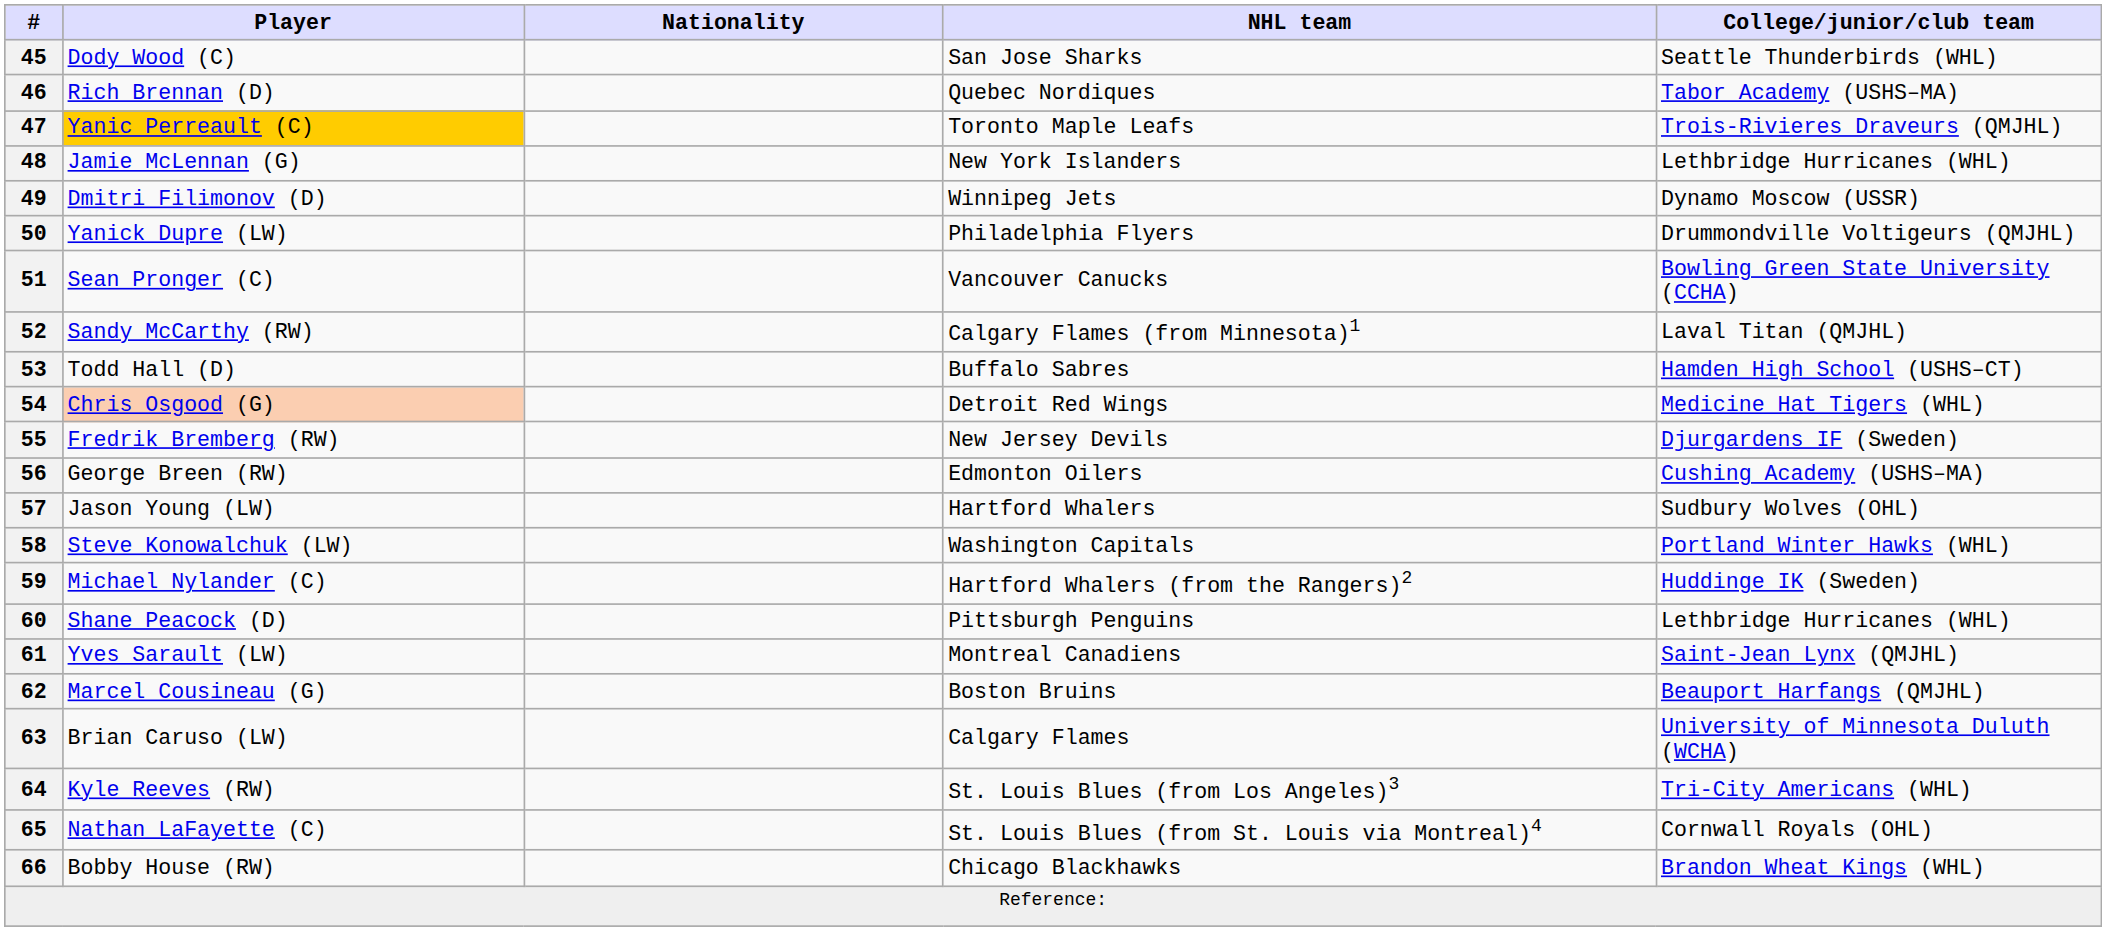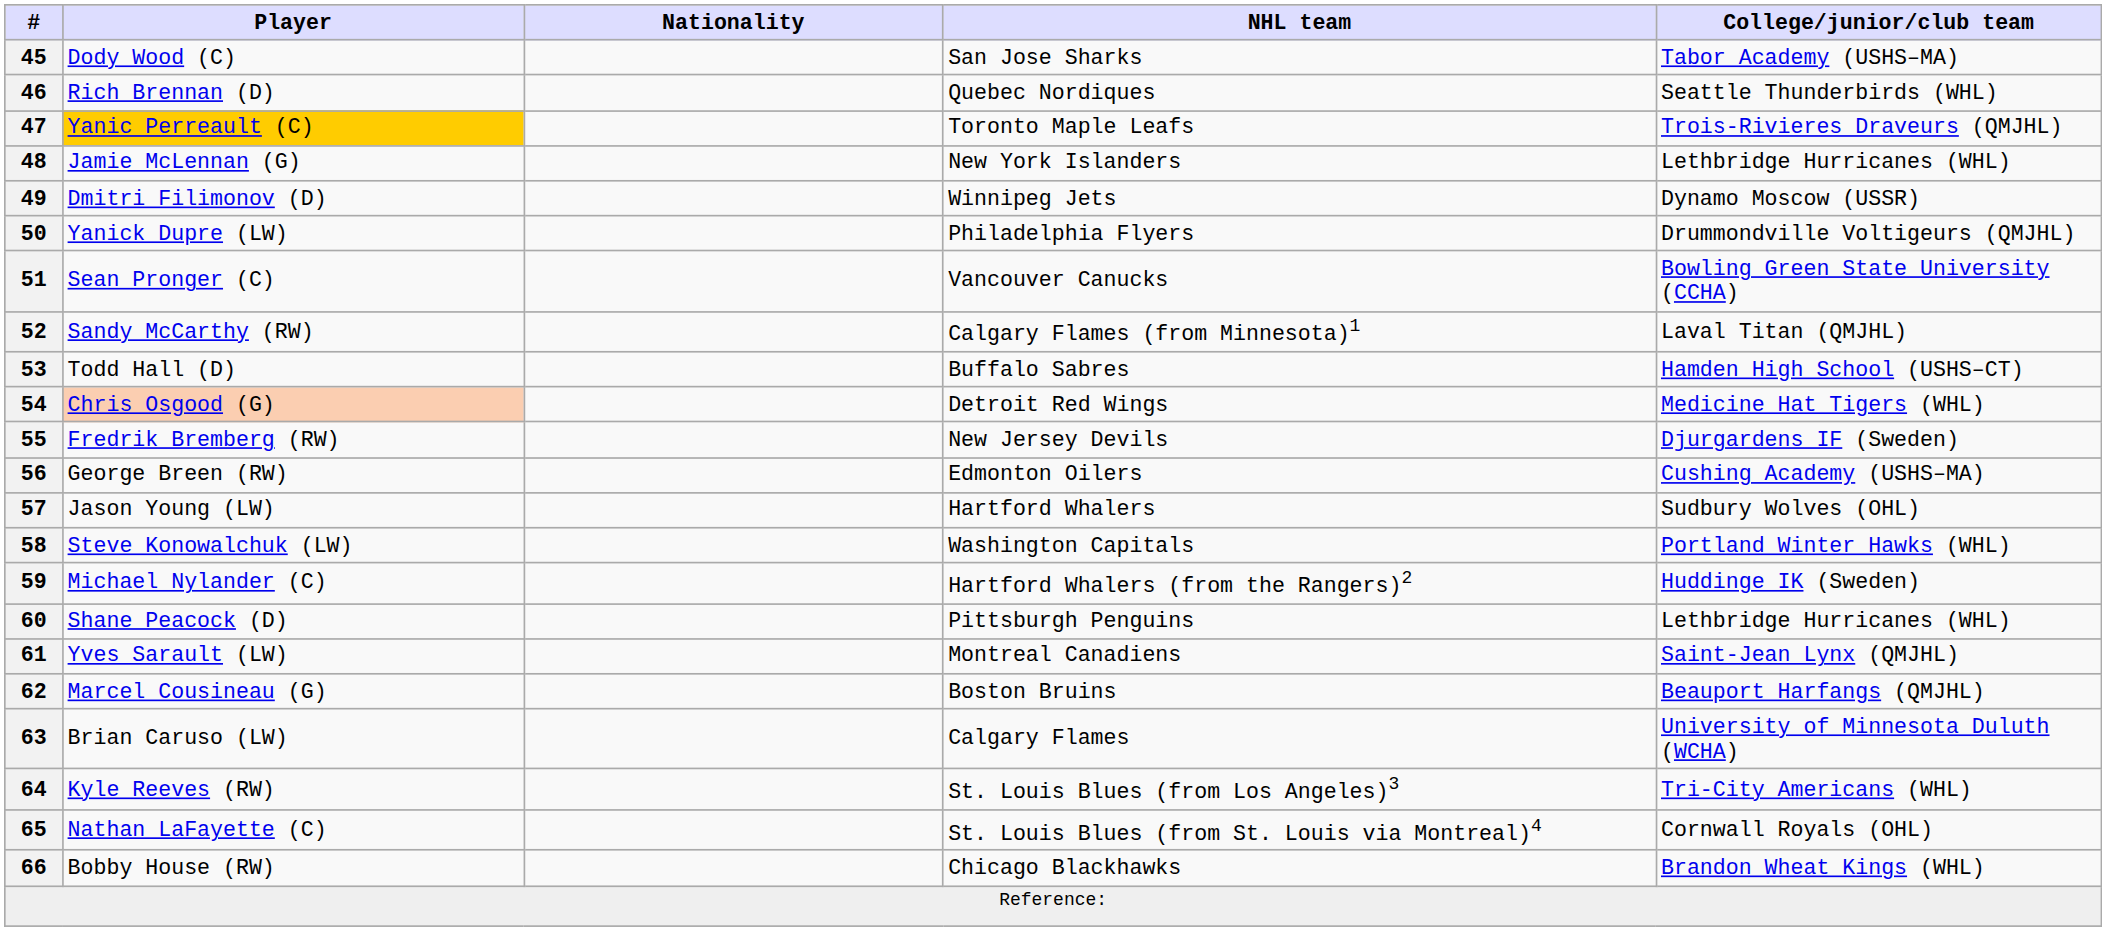(1829, 58) Seattle Thunderbirds (WHL) -> (1810, 58) Tabor Academy (USHS–MA)
(1810, 93) Tabor Academy (USHS–MA) -> (1829, 93) Seattle Thunderbirds (WHL)
